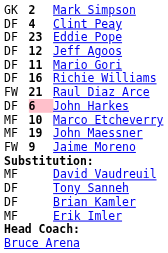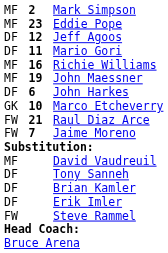(11, 10) GK -> (11, 10) MF
- row: (88, 24)
(11, 37) DF -> (11, 24) MF
(11, 78) DF -> (11, 65) MF
rows swapped: (98, 133) <-> (101, 92)
(32, 106) pink background -> (32, 92) no background
(11, 120) MF -> (11, 106) GK
(32, 147) 9 -> (32, 133) 7
(11, 216) MF -> (11, 202) DF
+ row: (94, 216)
